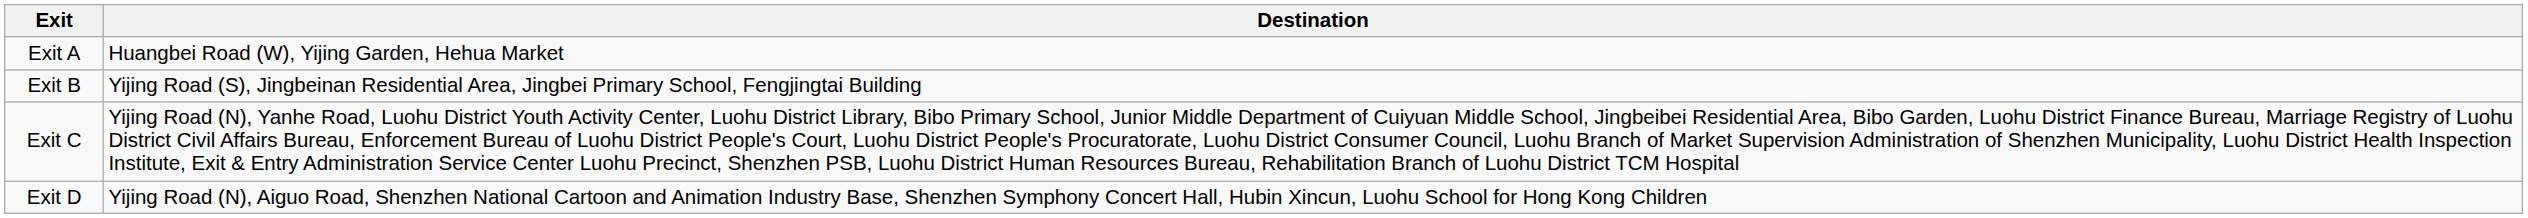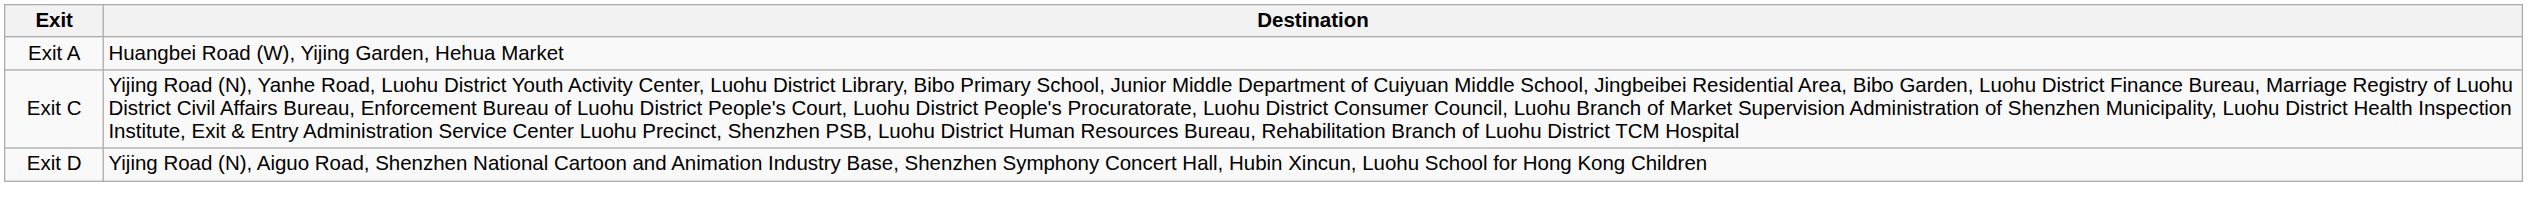- row: (54, 85)
